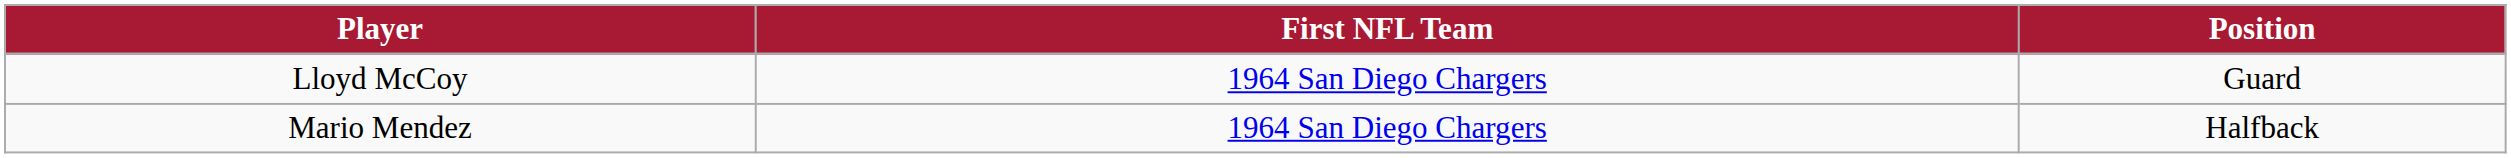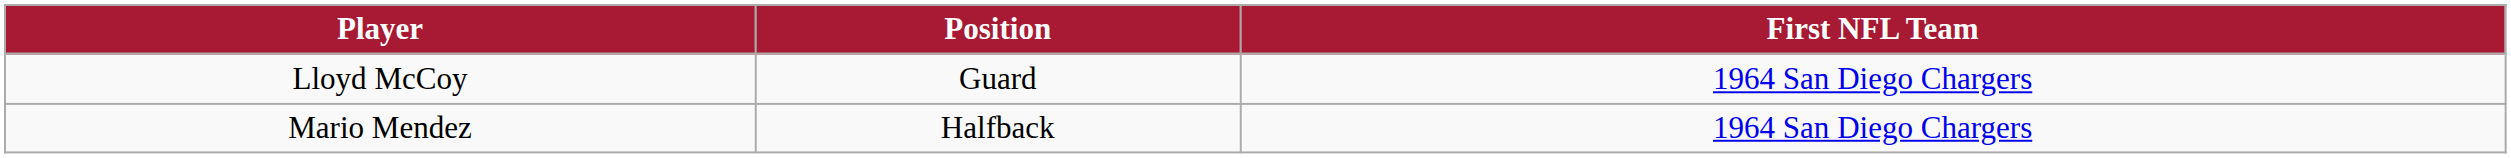columns swapped: (2262, 29) <-> (1387, 29)
